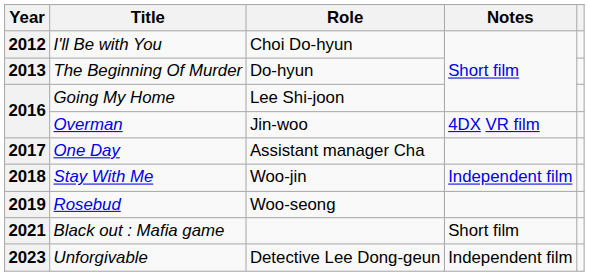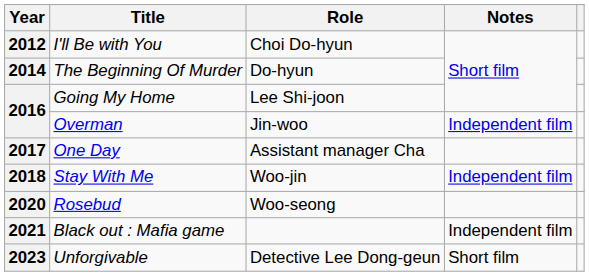(27, 71) 2013 -> (27, 71) 2014
(494, 124) 4DX VR film -> (510, 124) Independent film
(27, 204) 2019 -> (27, 204) 2020
(484, 230) Short film -> (510, 230) Independent film
(510, 257) Independent film -> (484, 257) Short film
